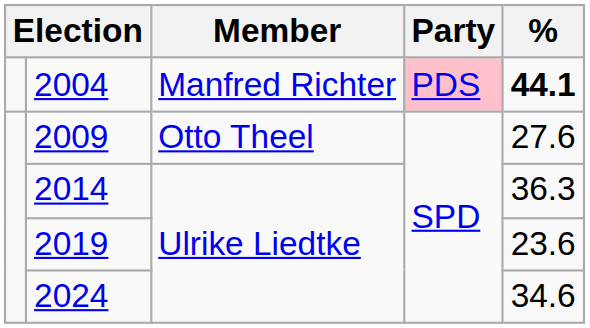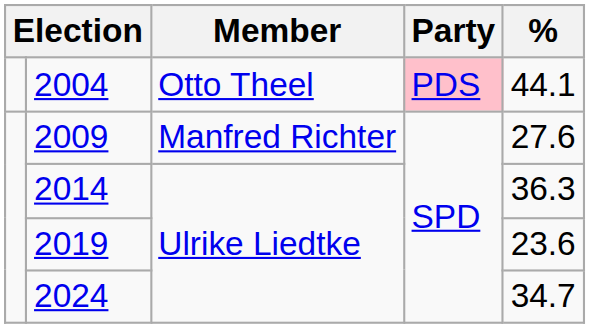(277, 84) Manfred Richter -> (236, 84) Otto Theel
(543, 84) bold -> (543, 84) normal
(236, 137) Otto Theel -> (277, 137) Manfred Richter
(543, 296) 34.6 -> (543, 296) 34.7
